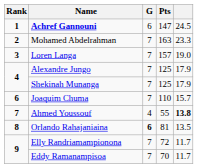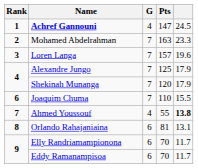(149, 26) 6 -> (149, 26) 4
(183, 55) 19.0 -> (183, 55) 19.6
(165, 84) 125 -> (165, 84) 120
(183, 99) 15.7 -> (183, 99) 15.5
(149, 128) bold -> (149, 128) normal
(183, 128) 13.5 -> (183, 128) 13.1
(149, 142) 7 -> (149, 142) 6
(165, 142) 72 -> (165, 142) 70
(149, 157) 7 -> (149, 157) 6
